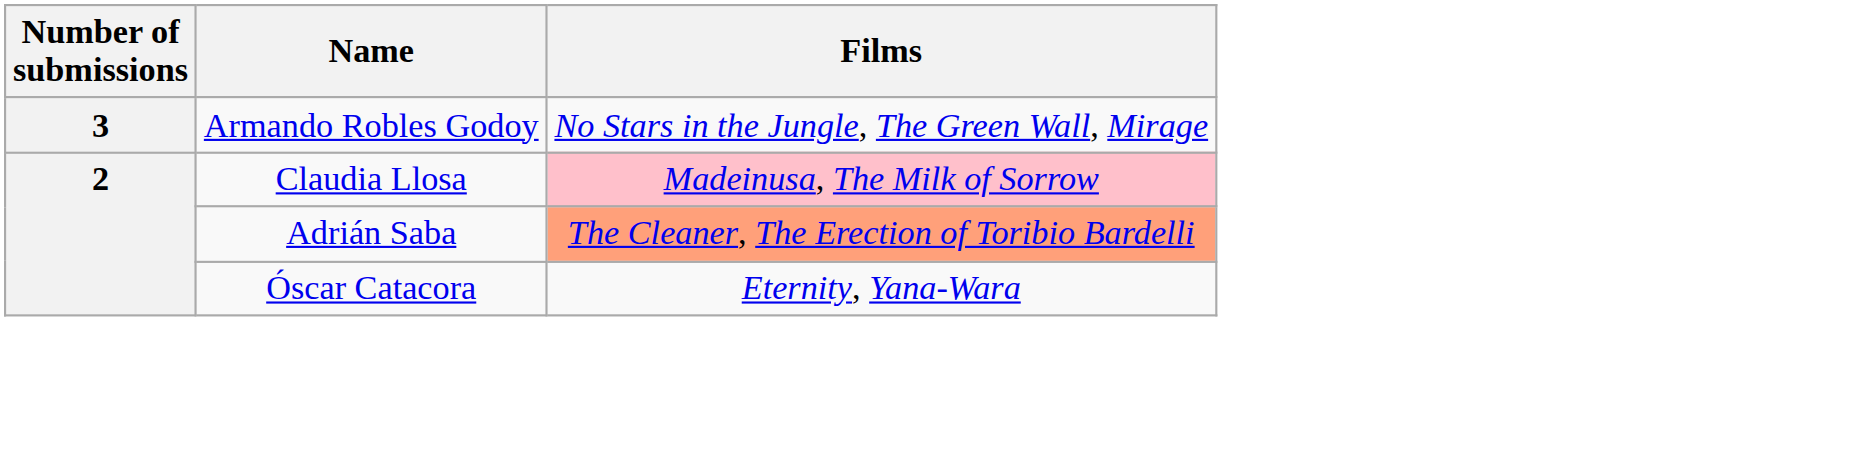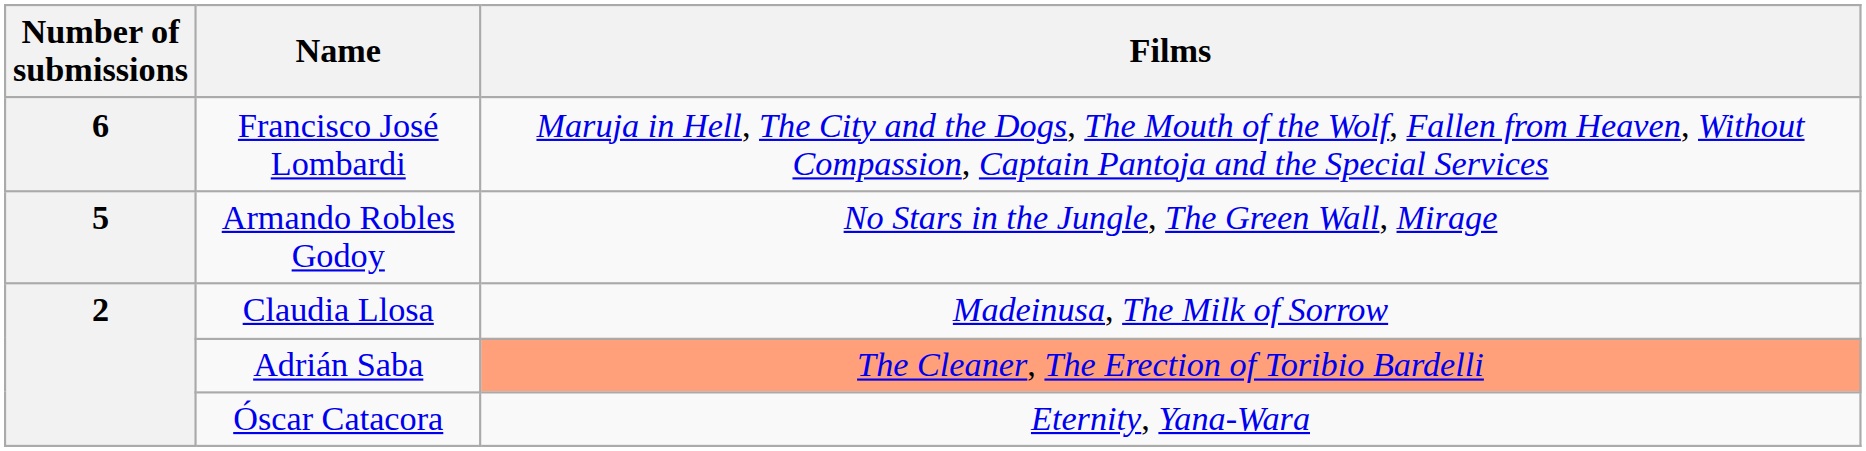+ row: (338, 143)
(101, 124) 3 -> (101, 217) 5
(881, 178) pink background -> (1171, 310) no background
